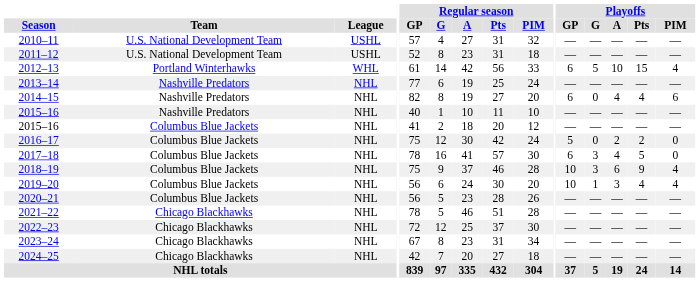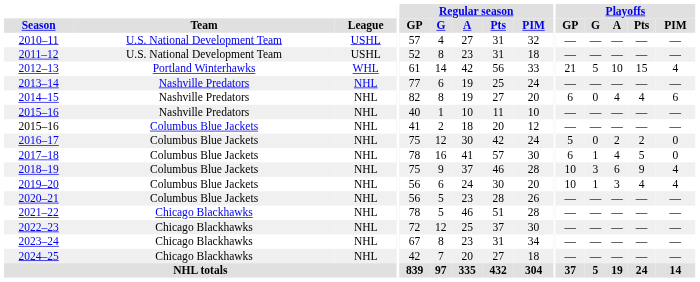(570, 68) 6 -> (570, 68) 21
(595, 155) 3 -> (595, 155) 1
